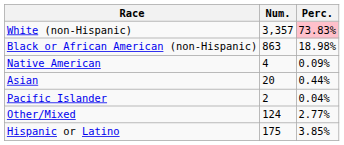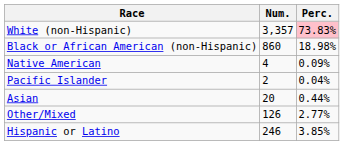(272, 47) 863 -> (272, 47) 860
rows swapped: (23, 81) <-> (57, 98)
(272, 115) 124 -> (272, 115) 126
(272, 132) 175 -> (272, 132) 246
